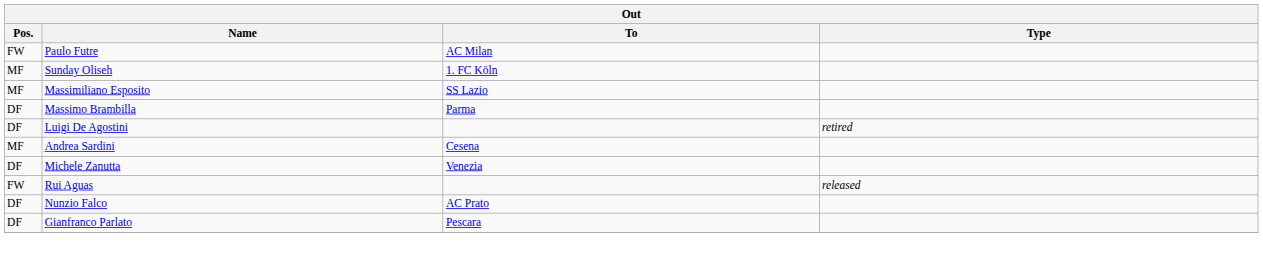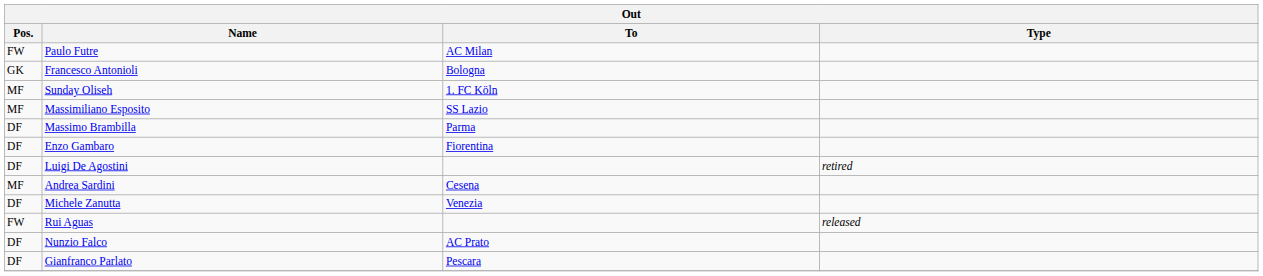+ row: (91, 71)
+ row: (79, 147)
